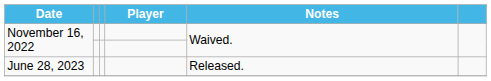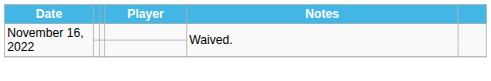- row: (46, 66)
